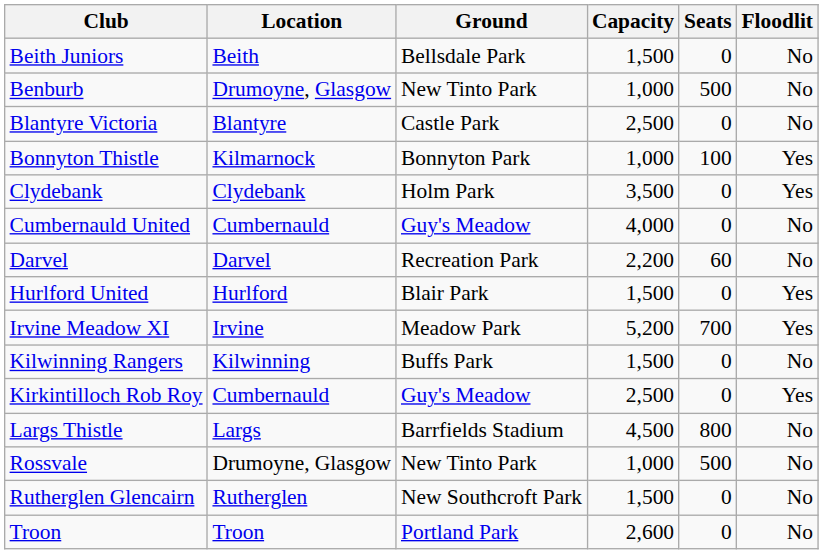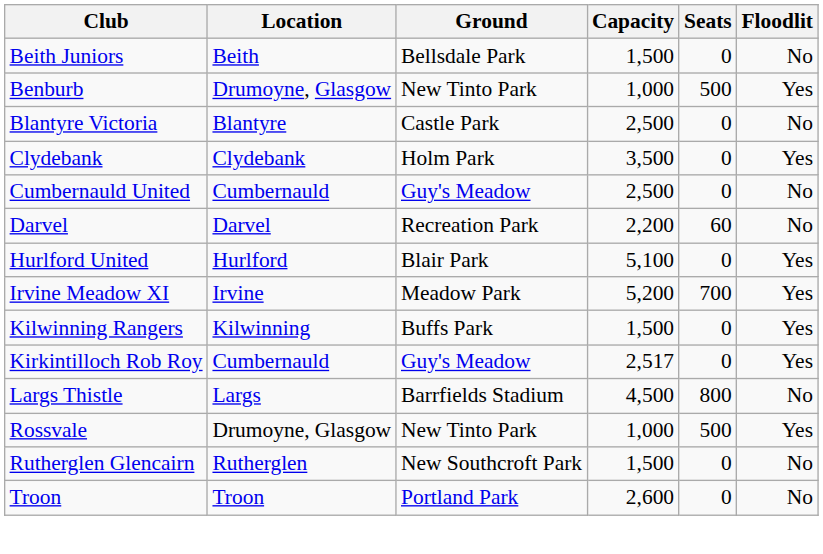(800, 89) No -> (797, 89) Yes
- row: (84, 157)
(650, 225) 4,000 -> (650, 191) 2,500
(650, 293) 1,500 -> (650, 259) 5,100
(800, 361) No -> (797, 327) Yes
(650, 395) 2,500 -> (650, 361) 2,517
(800, 463) No -> (797, 429) Yes
